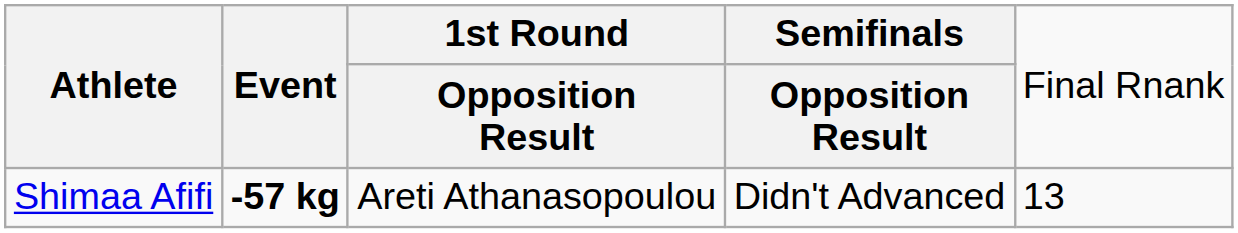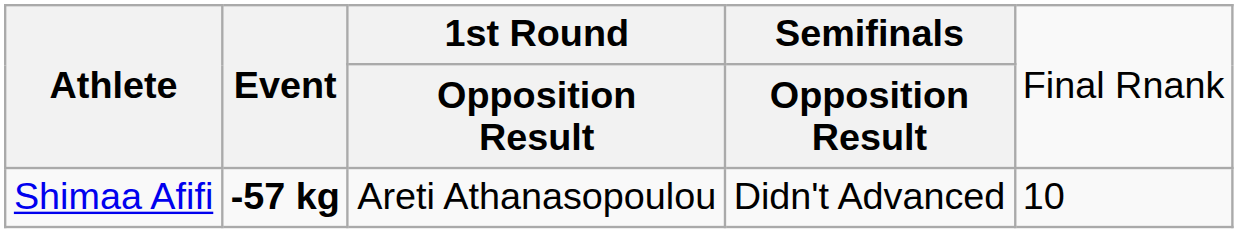(1044, 196) 13 -> (1044, 196) 10
